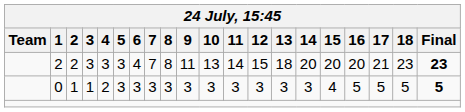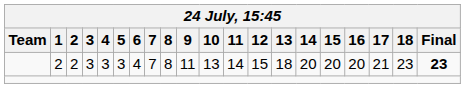- row: (59, 87)
